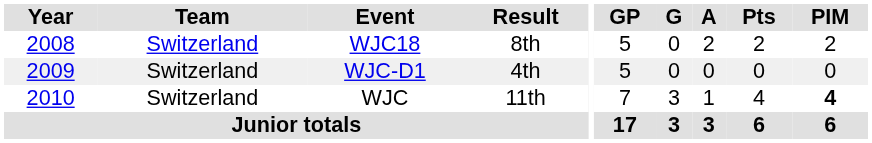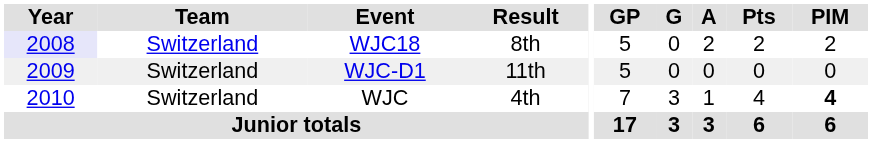(51, 44) no background -> (51, 44) lavender background
(526, 71) 4th -> (526, 71) 11th
(526, 98) 11th -> (526, 98) 4th
